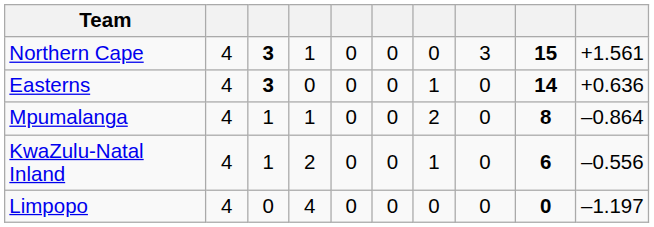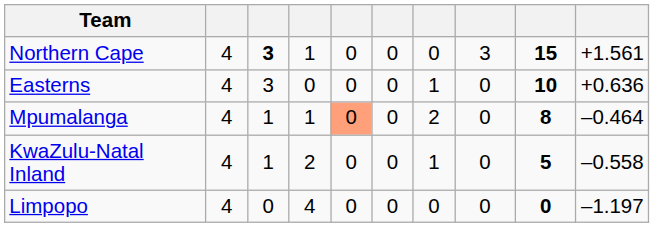(268, 85) bold -> (268, 85) normal
(546, 85) 14 -> (546, 85) 10
(351, 118) no background -> (351, 118) lightsalmon background
(612, 118) –0.864 -> (612, 118) –0.464
(546, 162) 6 -> (546, 162) 5
(612, 162) –0.556 -> (612, 162) –0.558
